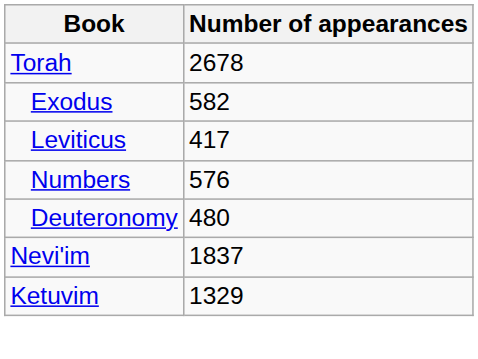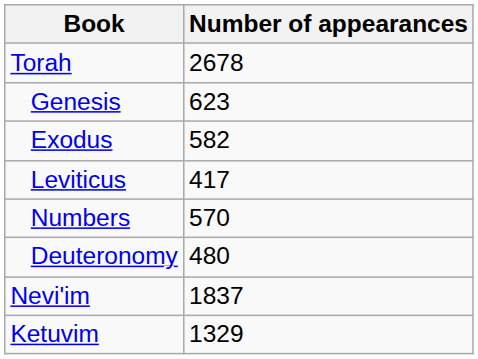+ row: (66, 101)
(209, 179) 576 -> (209, 218) 570
